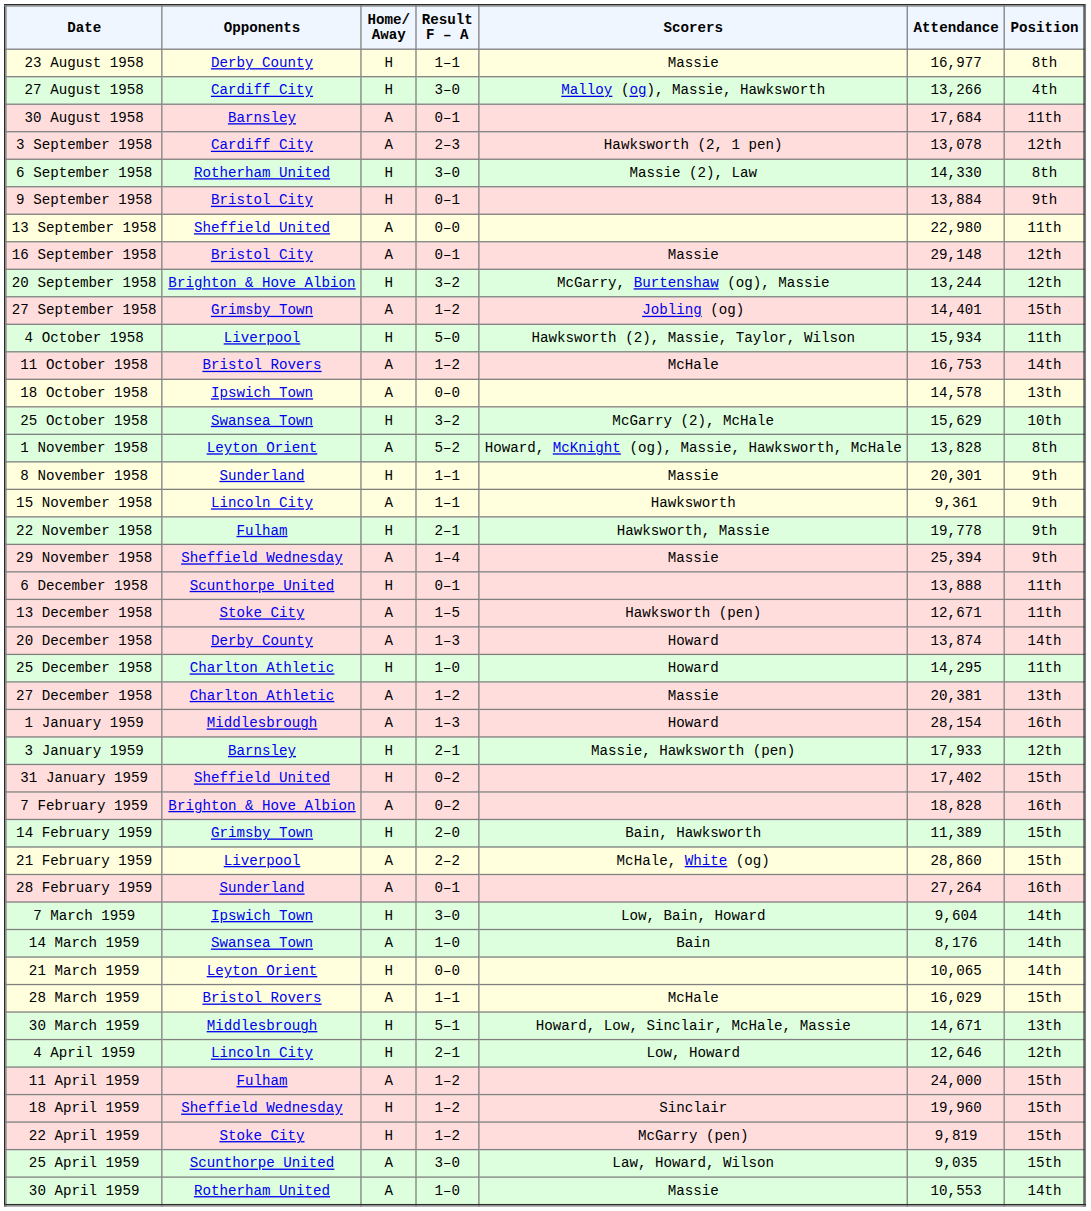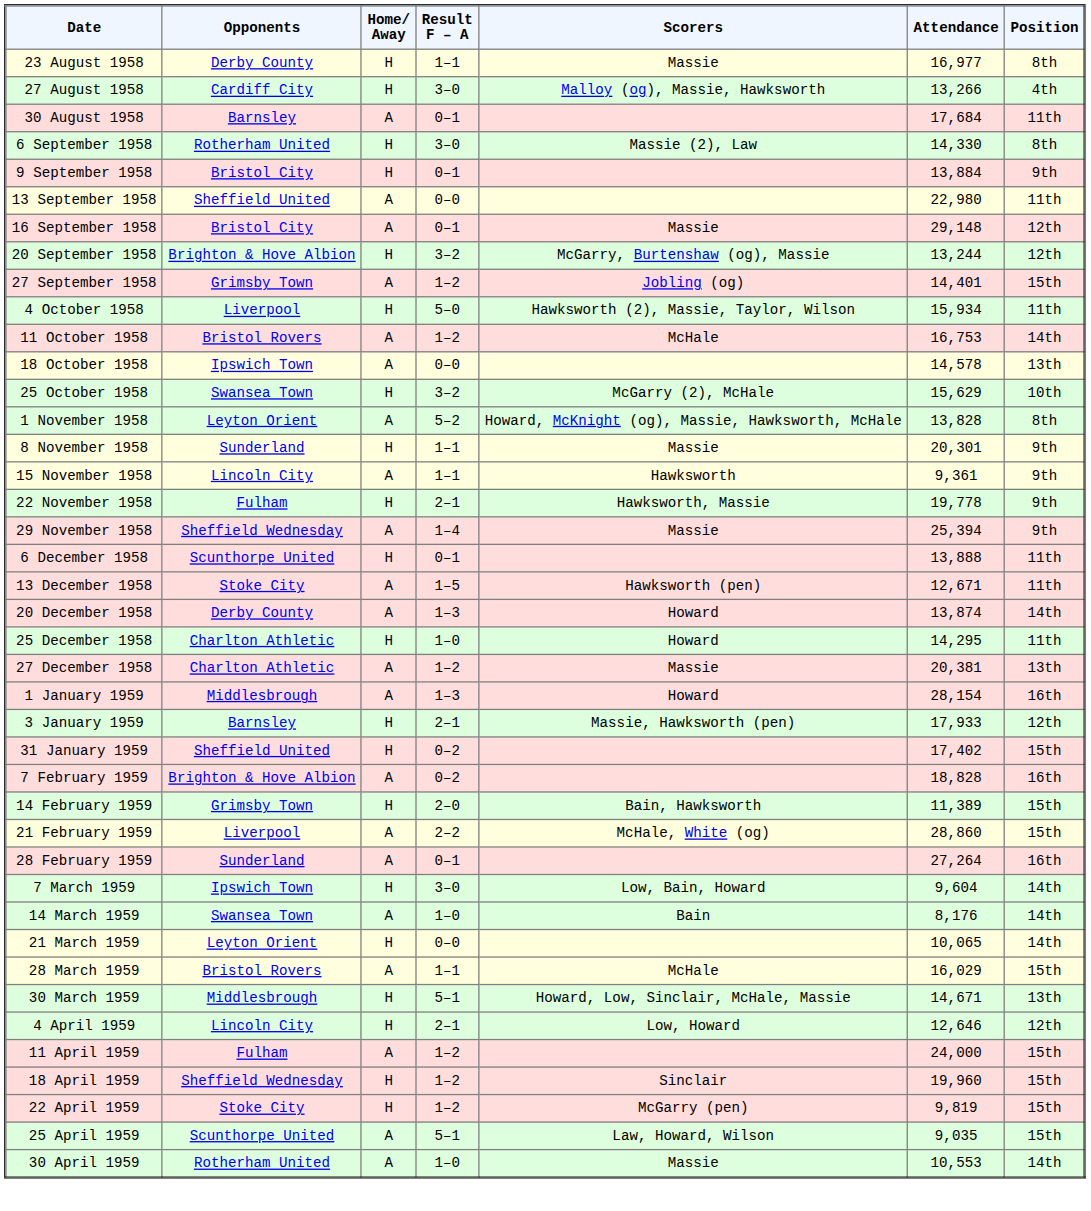- row: (84, 145)
(447, 1163) 3–0 -> (447, 1136) 5–1
